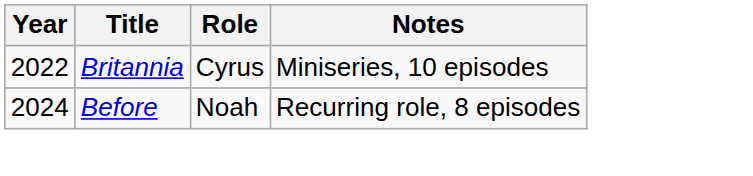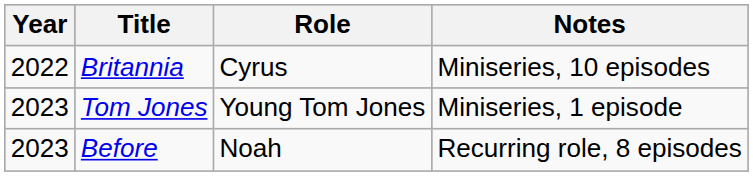+ row: (144, 107)
(40, 107) 2024 -> (40, 149) 2023
